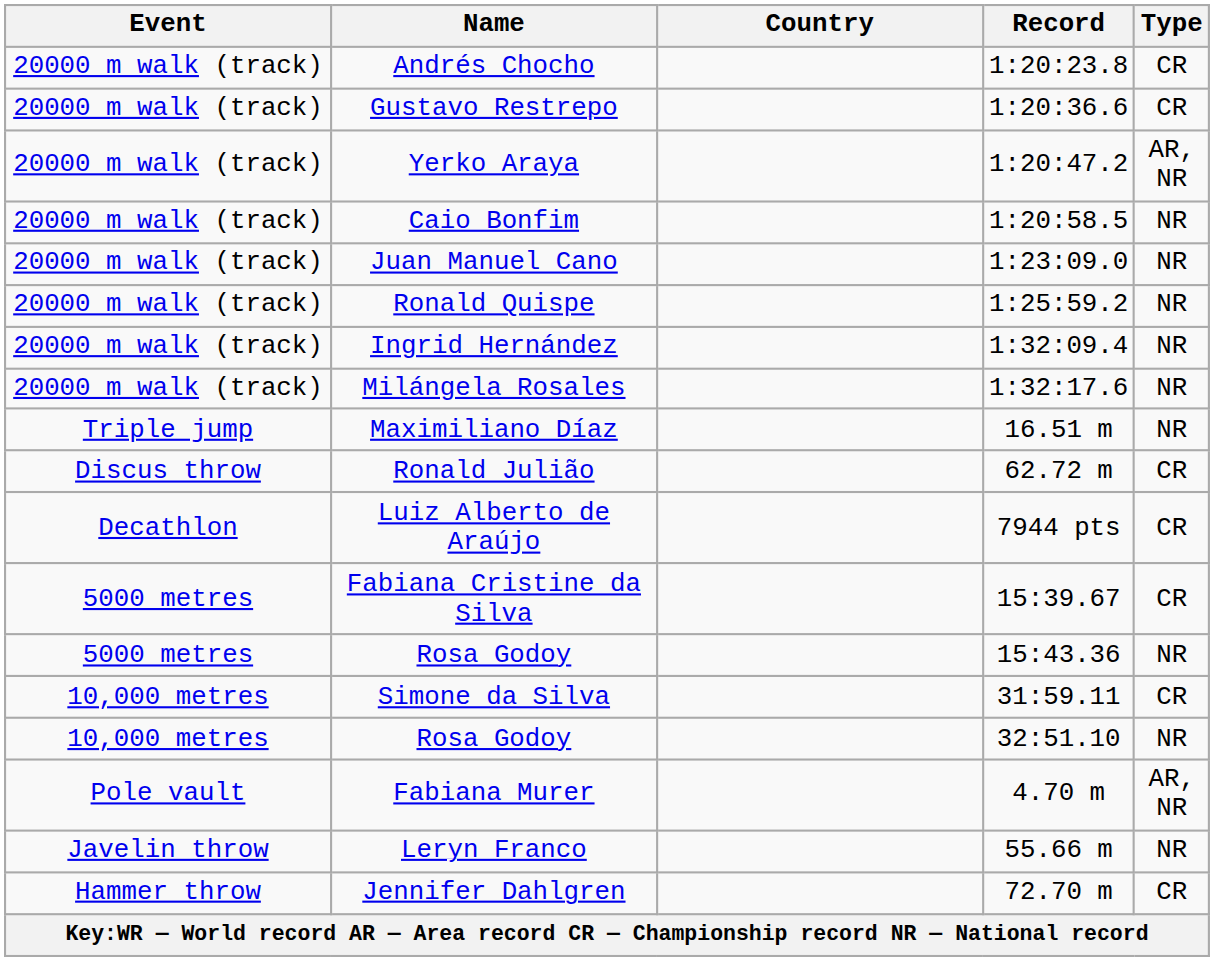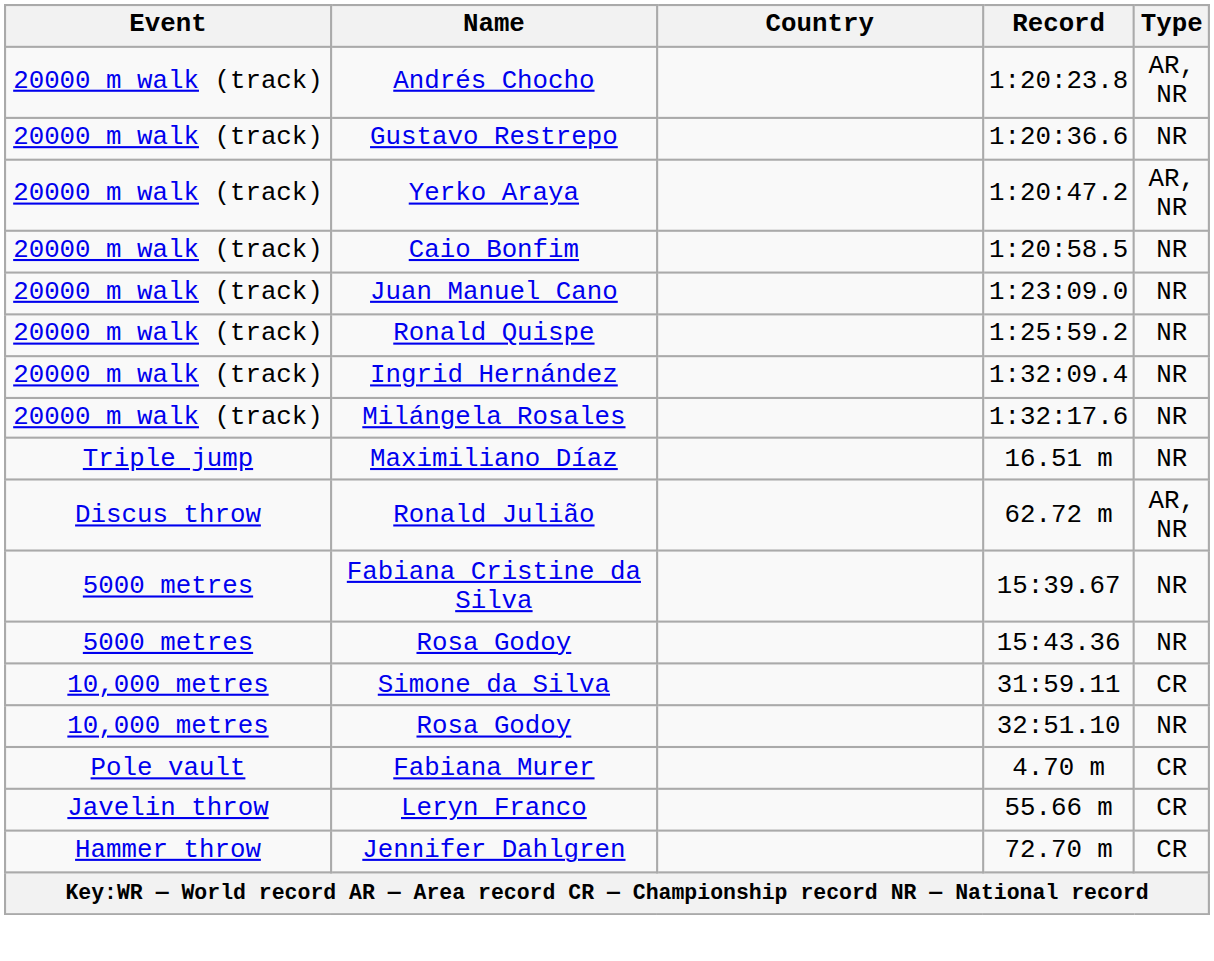(1172, 68) CR -> (1172, 83) AR, NR
(1172, 110) CR -> (1172, 139) NR
(1172, 472) CR -> (1172, 516) AR, NR
- row: (494, 528)
(1172, 599) CR -> (1172, 587) NR
(1172, 795) AR, NR -> (1172, 768) CR
(1172, 852) NR -> (1172, 810) CR
